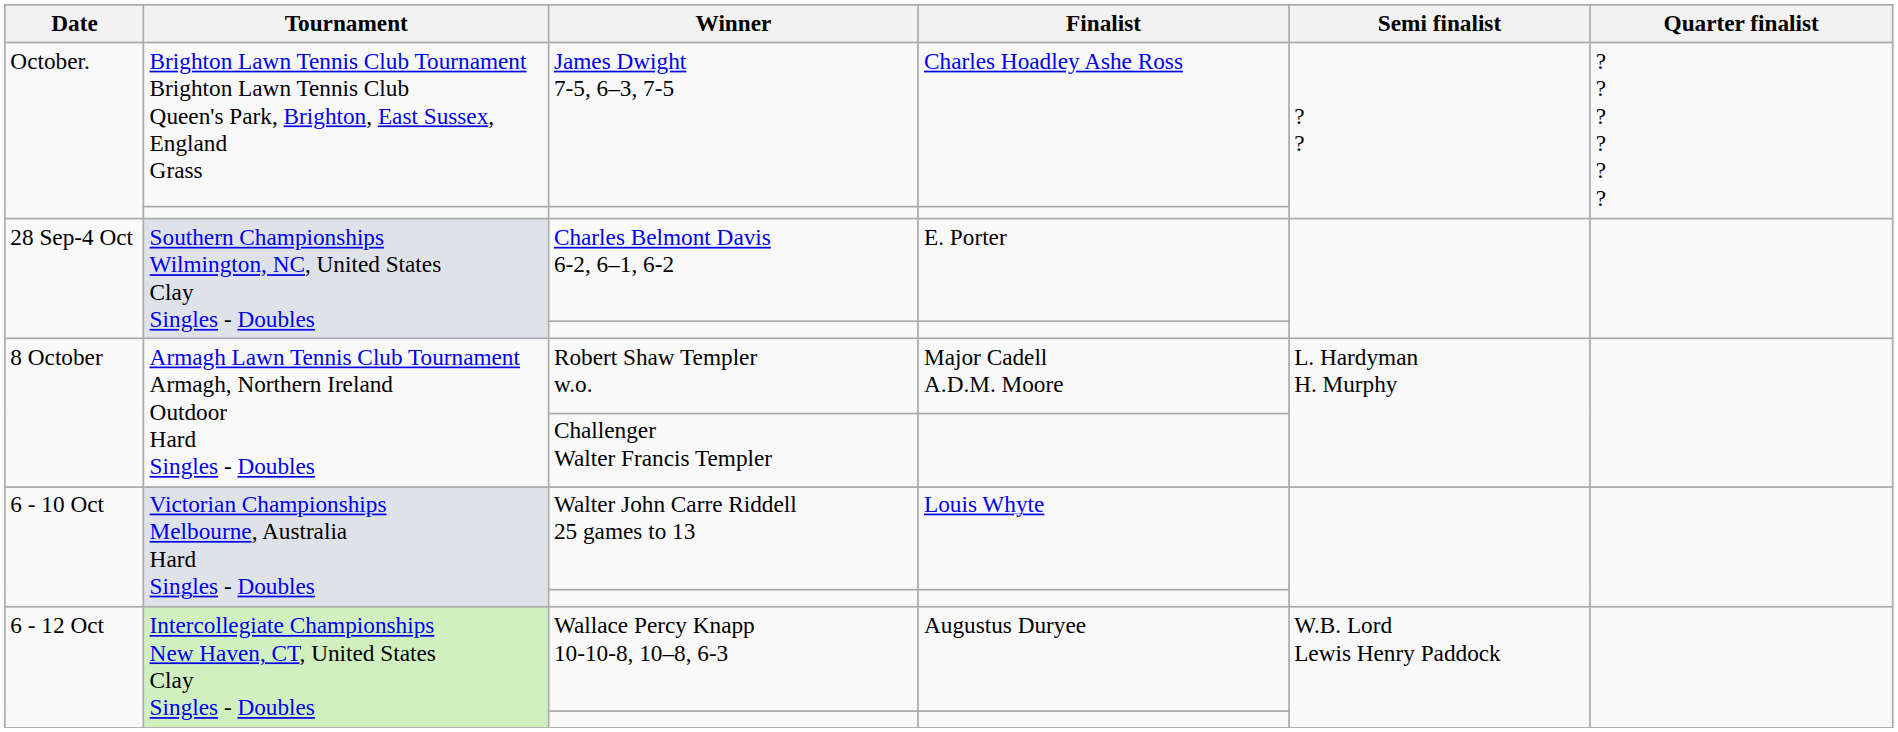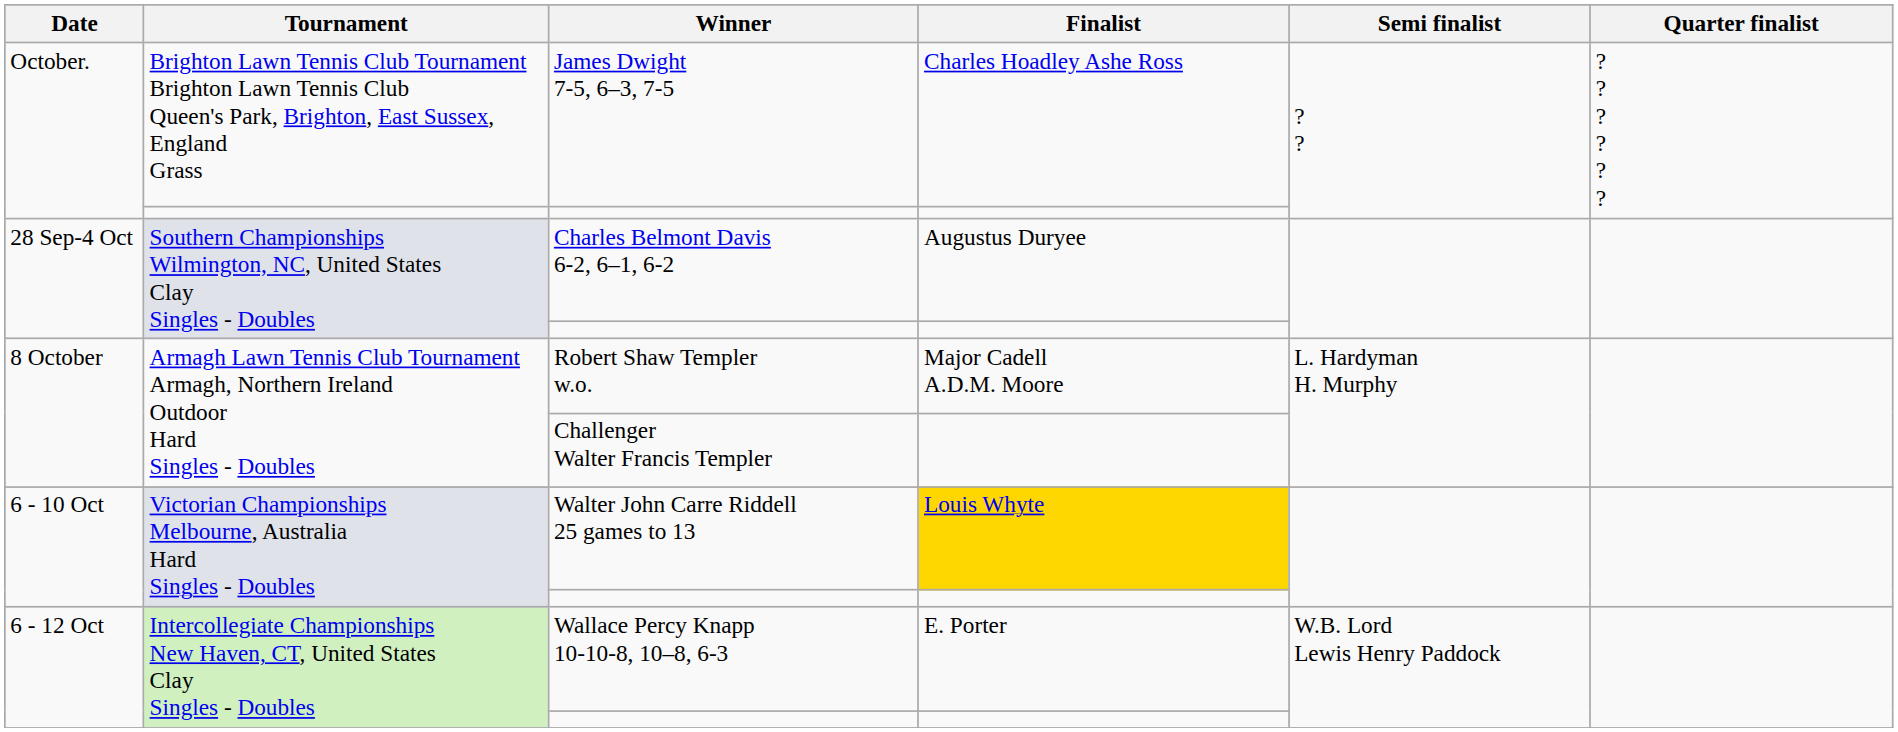(965, 236) E. Porter -> (1005, 236) Augustus Duryee
(984, 505) no background -> (984, 505) gold background
(1005, 625) Augustus Duryee -> (965, 625) E. Porter
